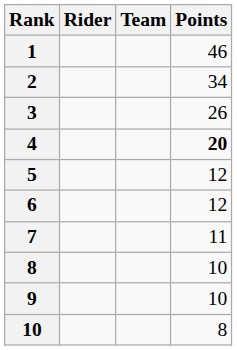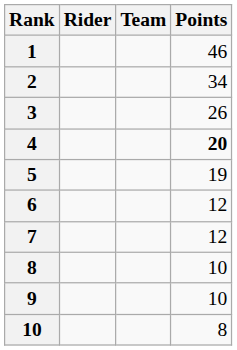(218, 174) 12 -> (218, 174) 19
(218, 236) 11 -> (218, 236) 12
